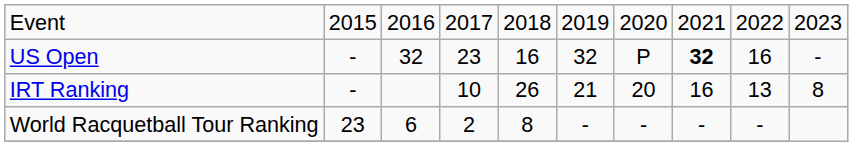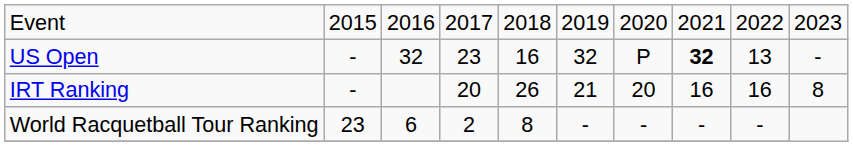(760, 56) 16 -> (760, 56) 13
(469, 90) 10 -> (469, 90) 20
(760, 90) 13 -> (760, 90) 16
